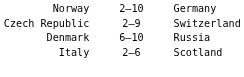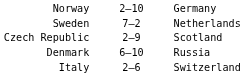+ row: (71, 23)
(207, 23) Switzerland -> (198, 38) Scotland
(198, 53) Scotland -> (207, 68) Switzerland
